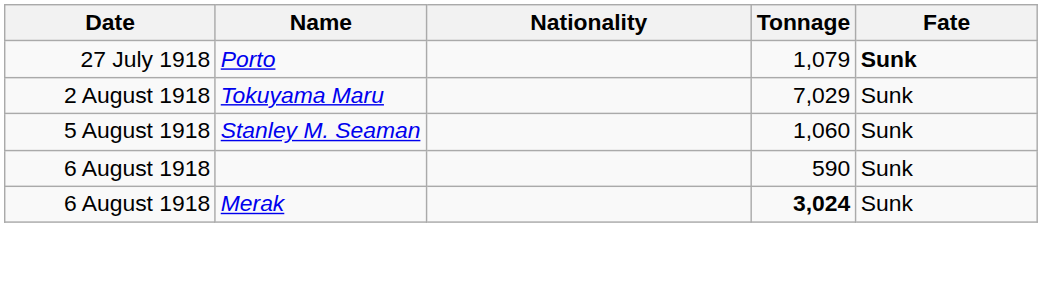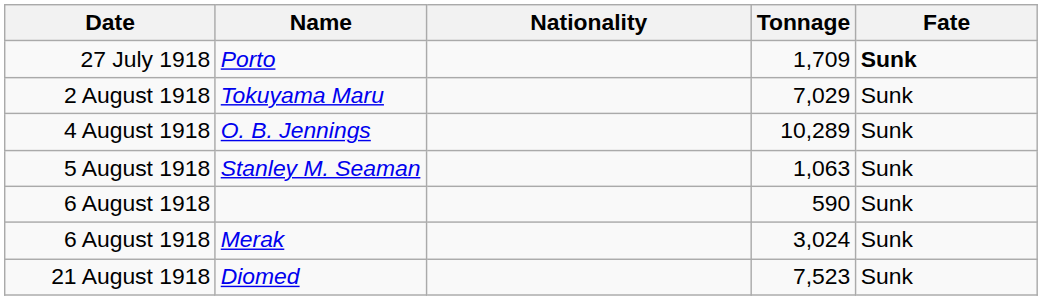(822, 58) 1,079 -> (822, 58) 1,709
+ row: (296, 131)
(822, 131) 1,060 -> (822, 167) 1,063
(822, 204) bold -> (822, 240) normal
+ row: (260, 276)
